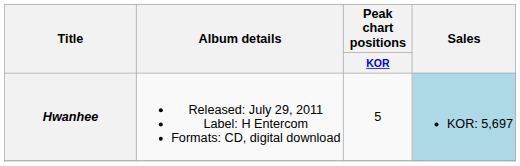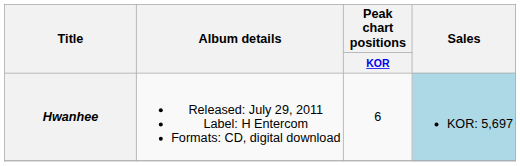(378, 117) 5 -> (378, 117) 6
